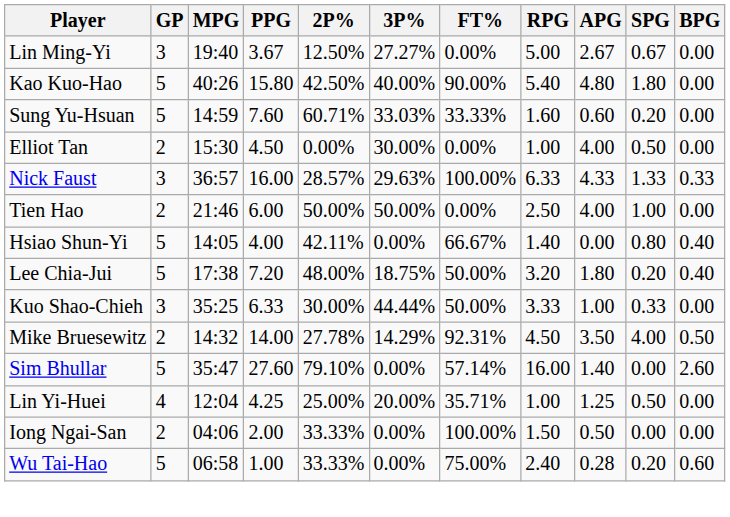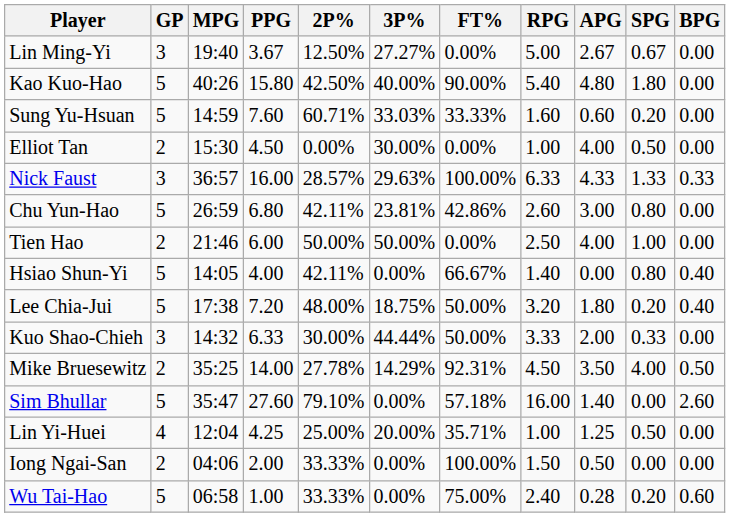+ row: (64, 210)
(215, 305) 35:25 -> (215, 337) 14:32
(597, 305) 1.00 -> (597, 337) 2.00
(215, 337) 14:32 -> (215, 369) 35:25
(475, 369) 57.14% -> (475, 400) 57.18%
